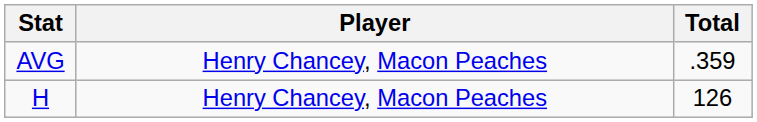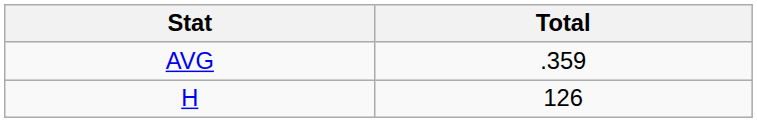- column: (375, 23)
